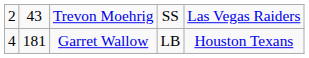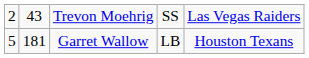(12, 41) 4 -> (12, 41) 5
